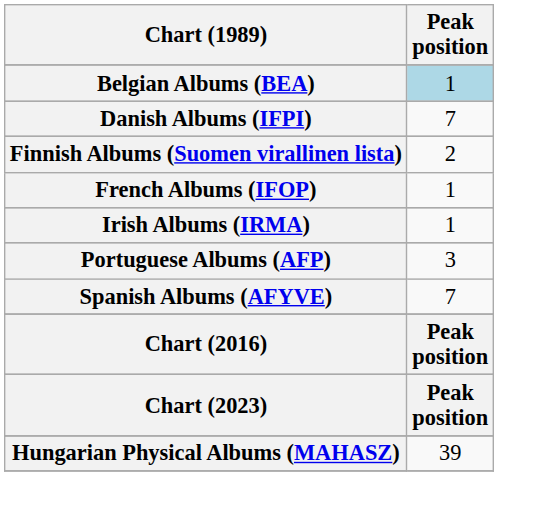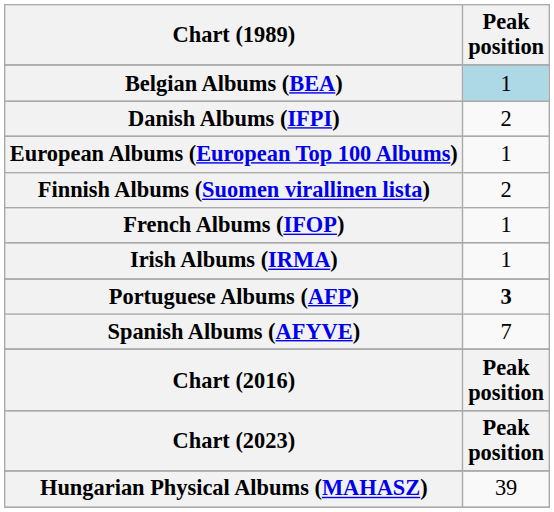(450, 118) 7 -> (506, 118) 2
+ row: (234, 154)
(450, 260) normal -> (506, 296) bold
